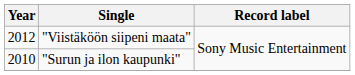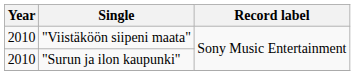(22, 37) 2012 -> (22, 37) 2010
